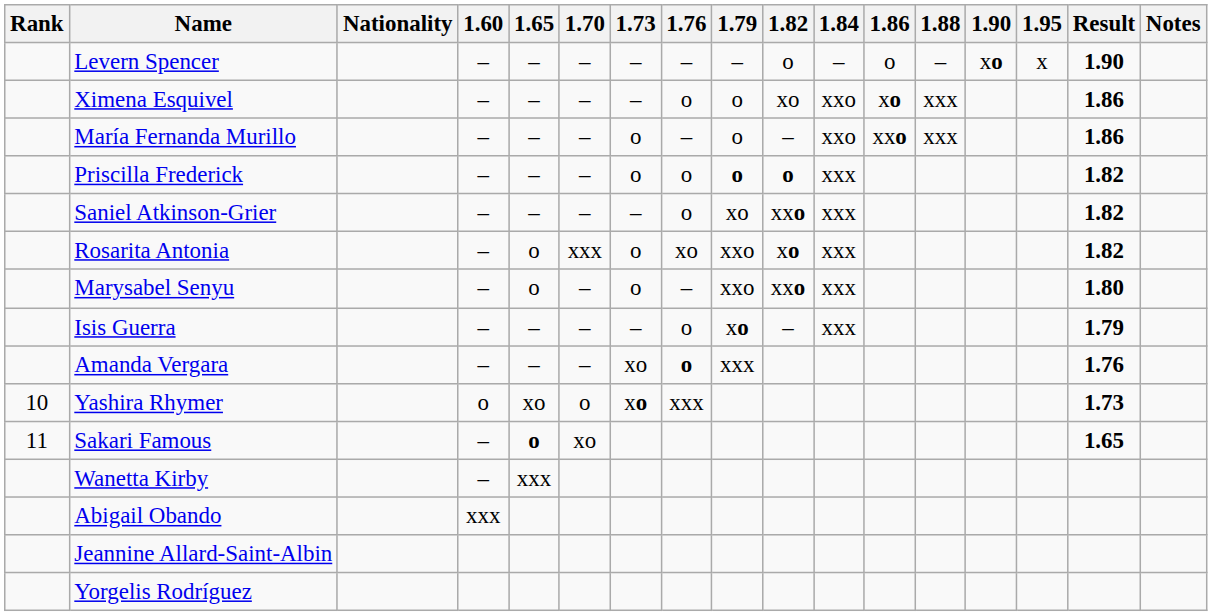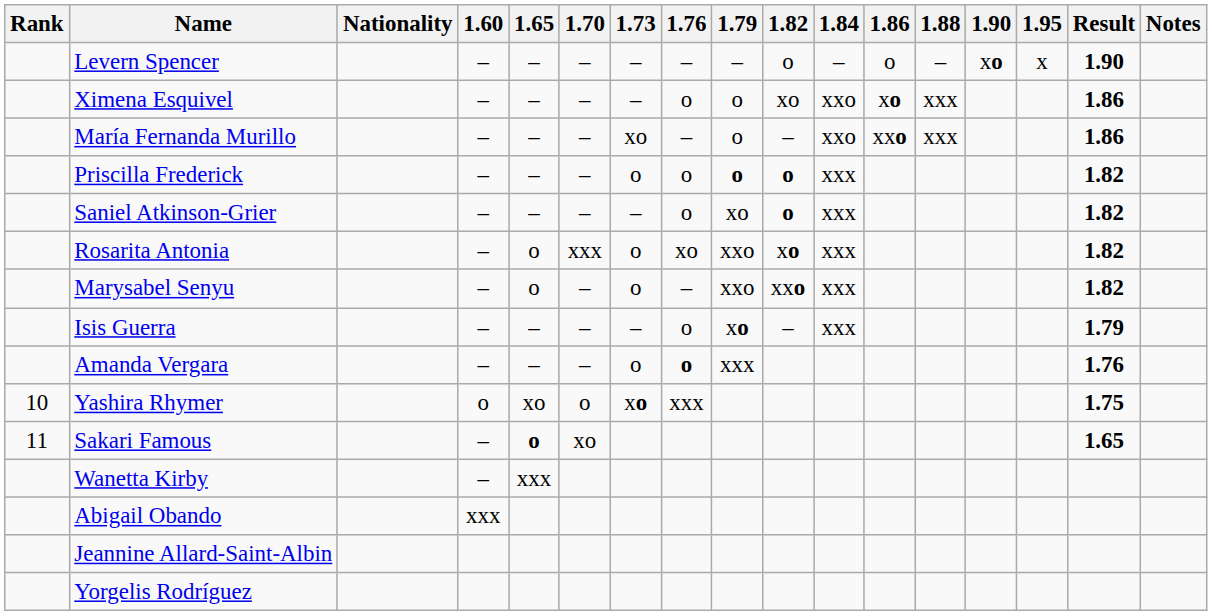(636, 137) o -> (636, 137) xo
(788, 212) xxo -> (788, 212) o
(1104, 288) 1.80 -> (1104, 288) 1.82
(636, 364) xo -> (636, 364) o
(1104, 402) 1.73 -> (1104, 402) 1.75
